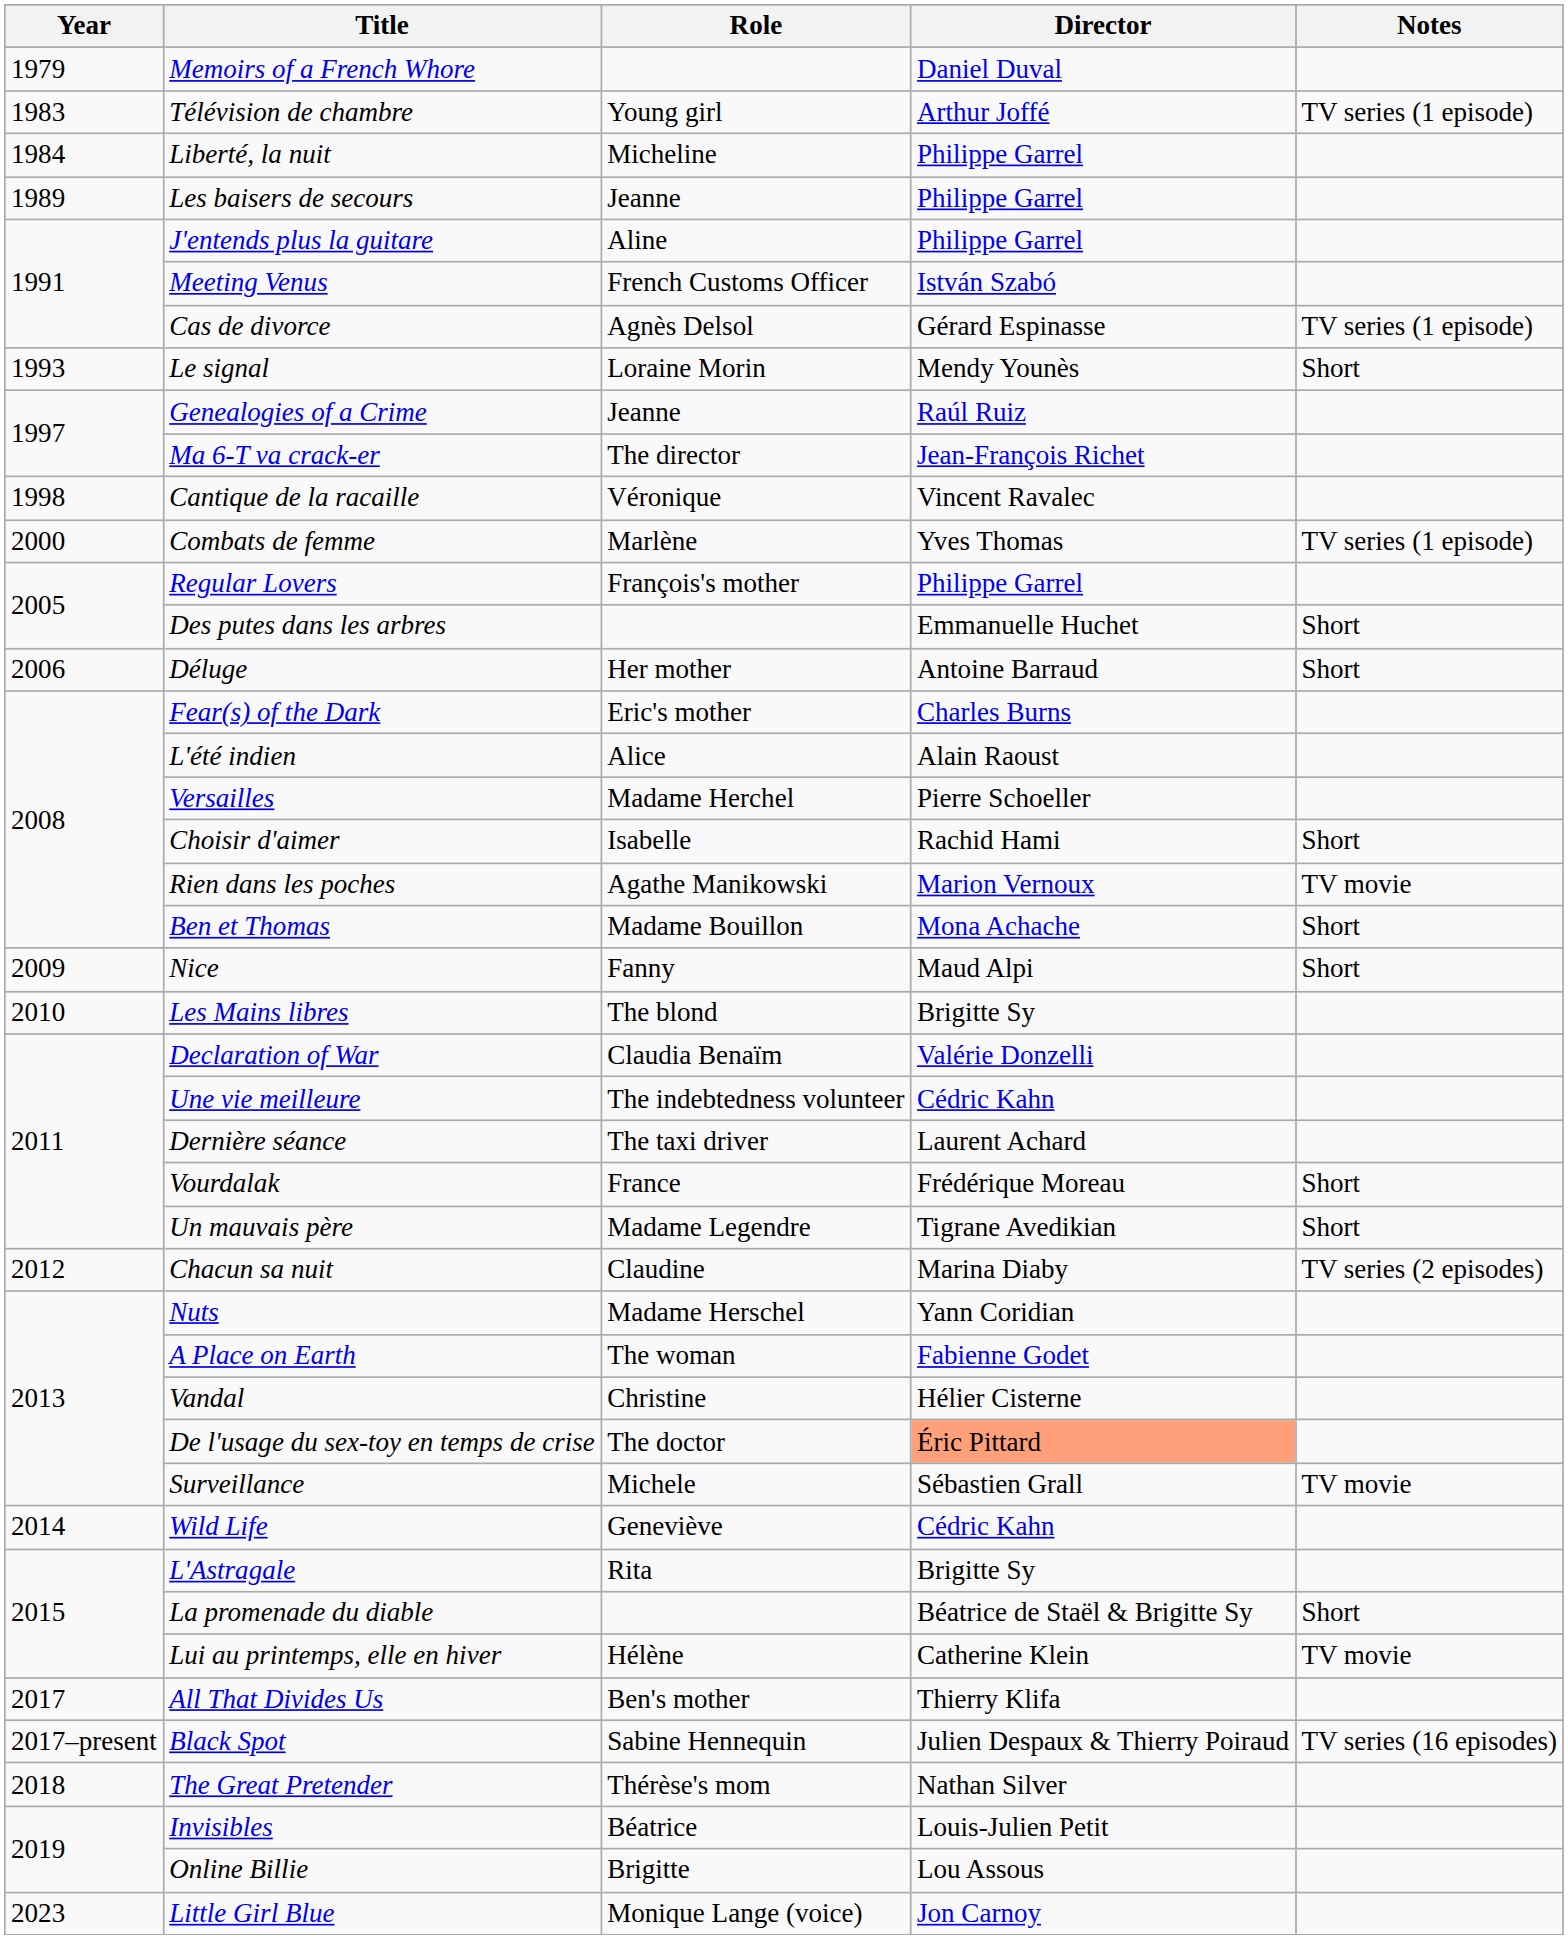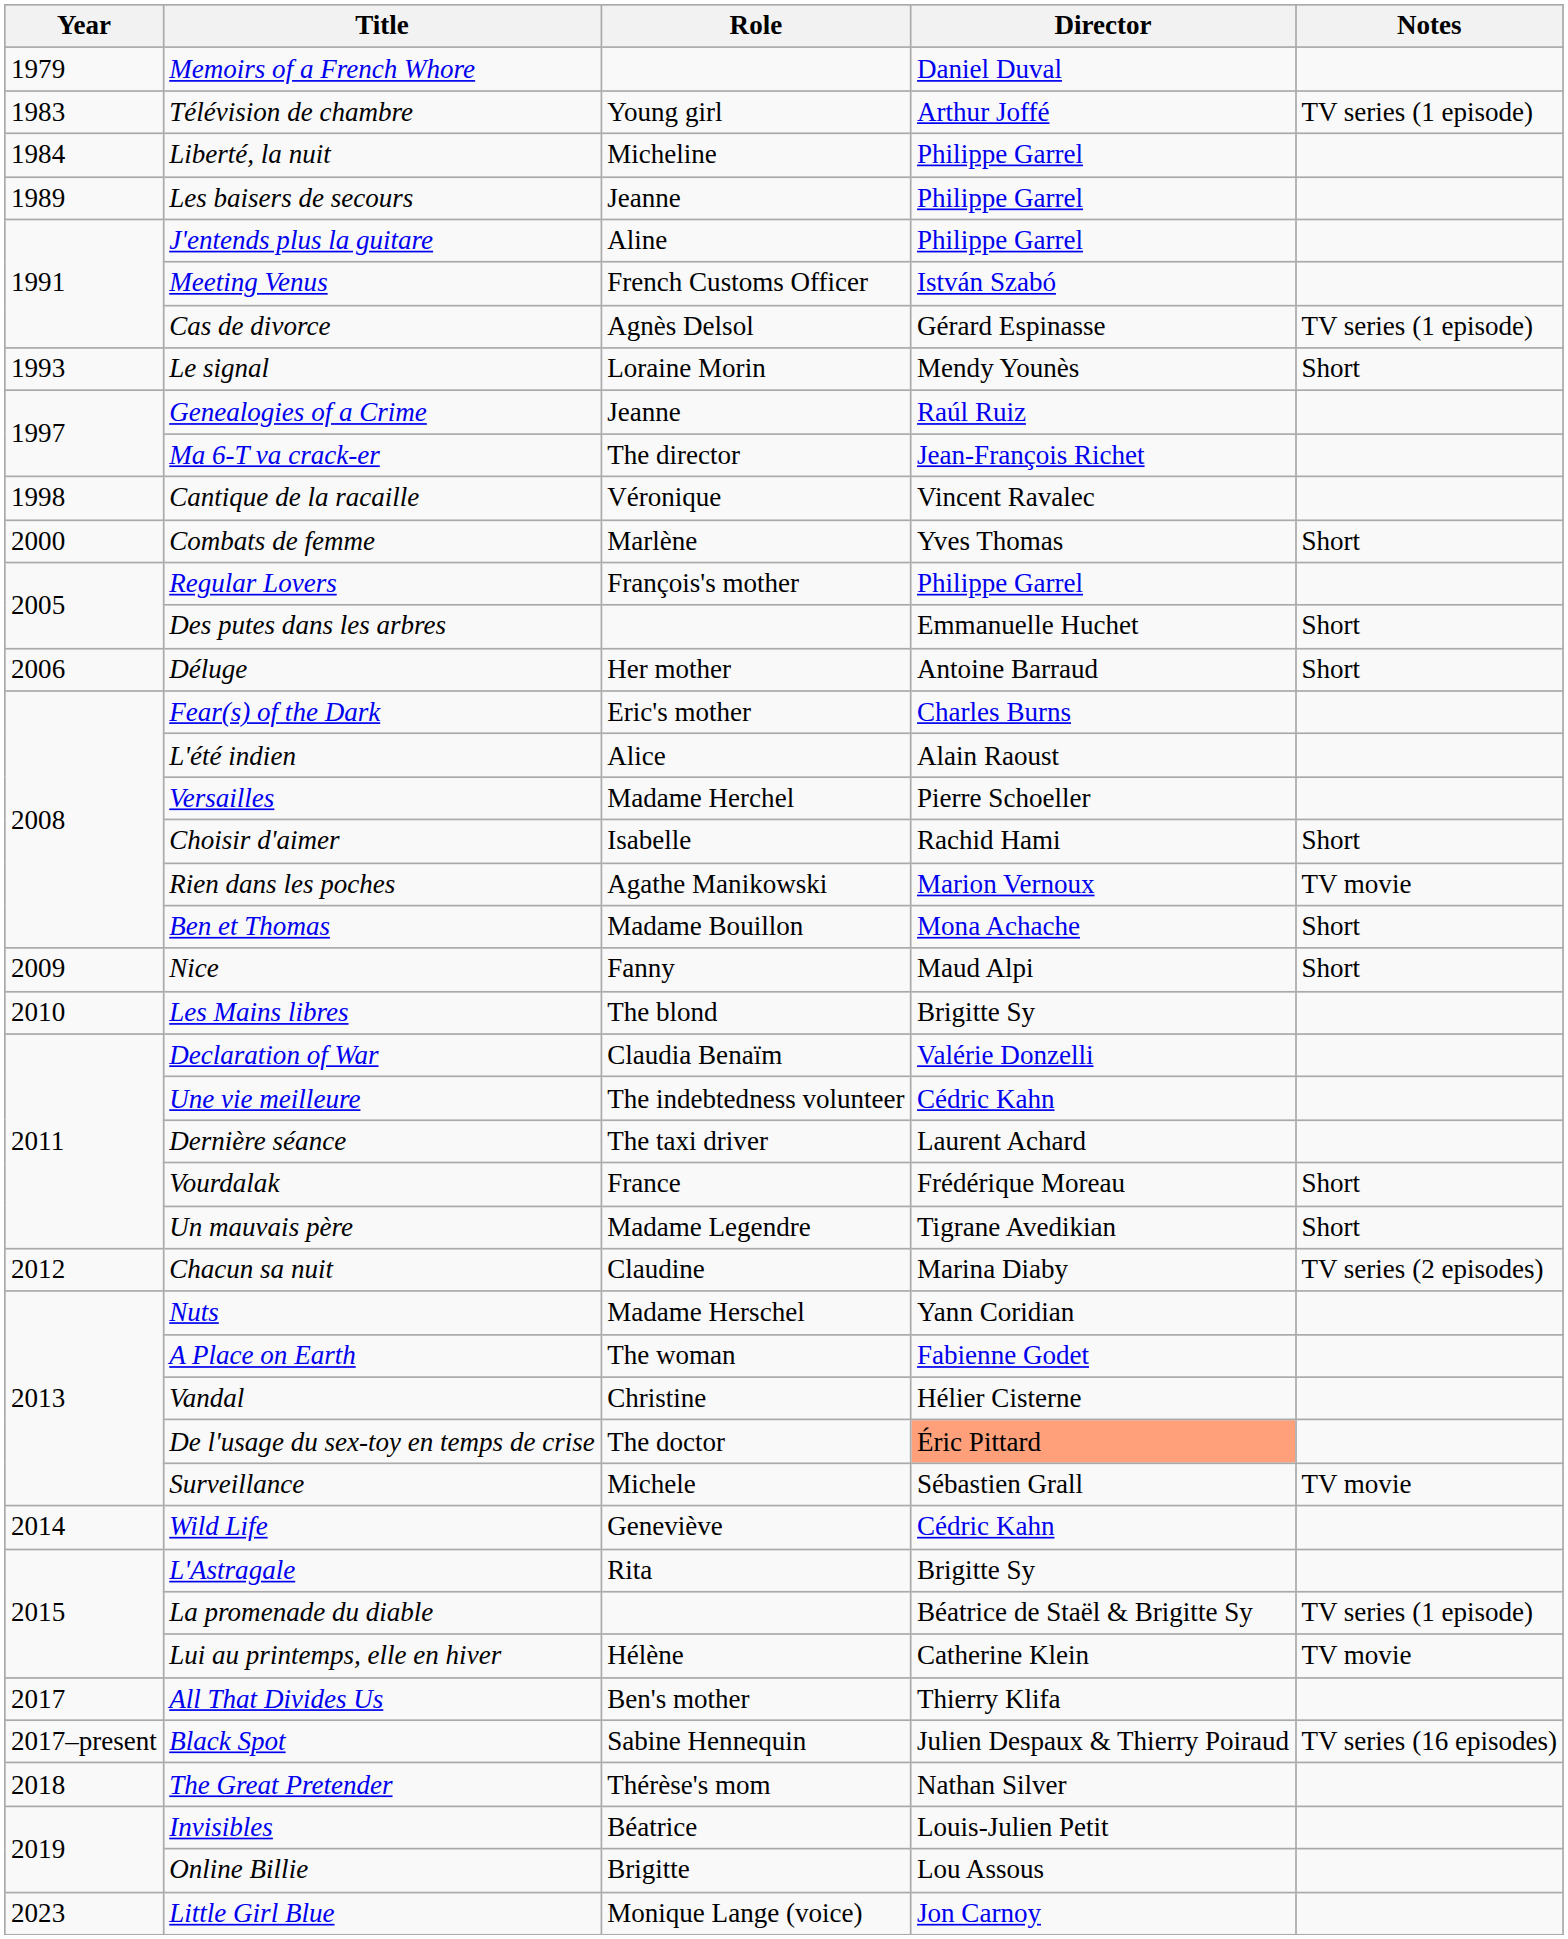(1417, 540) TV series (1 episode) -> (1331, 540) Short
(1331, 1612) Short -> (1417, 1612) TV series (1 episode)
